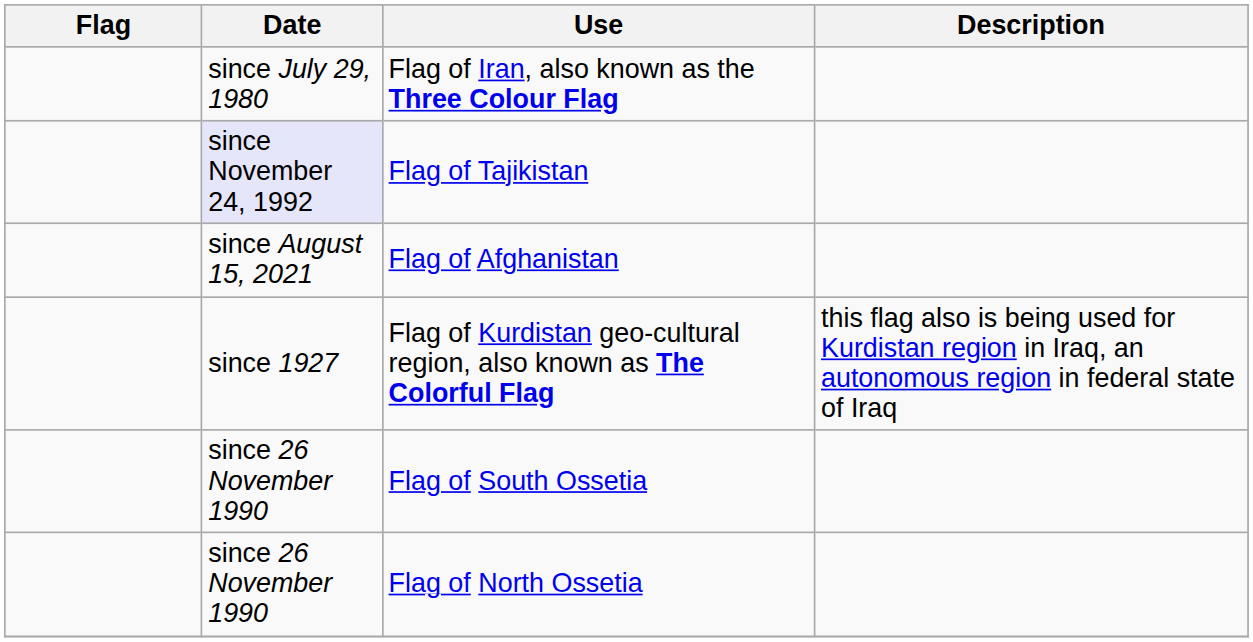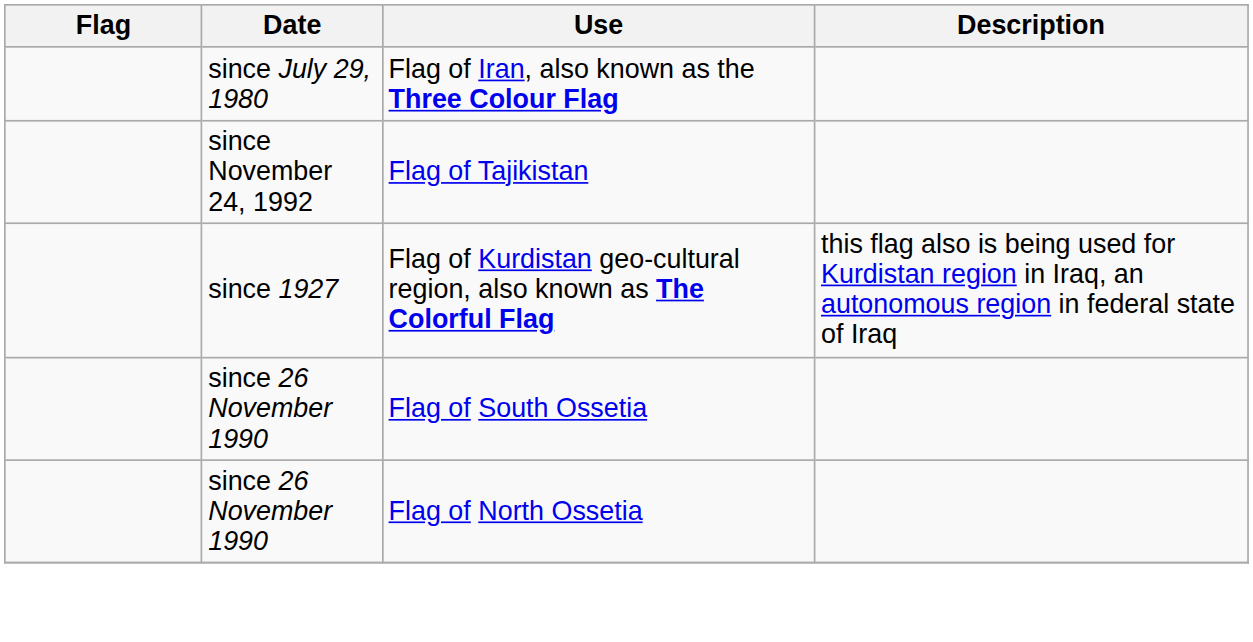(270, 171) lavender background -> (270, 171) no background
- row: (504, 259)
